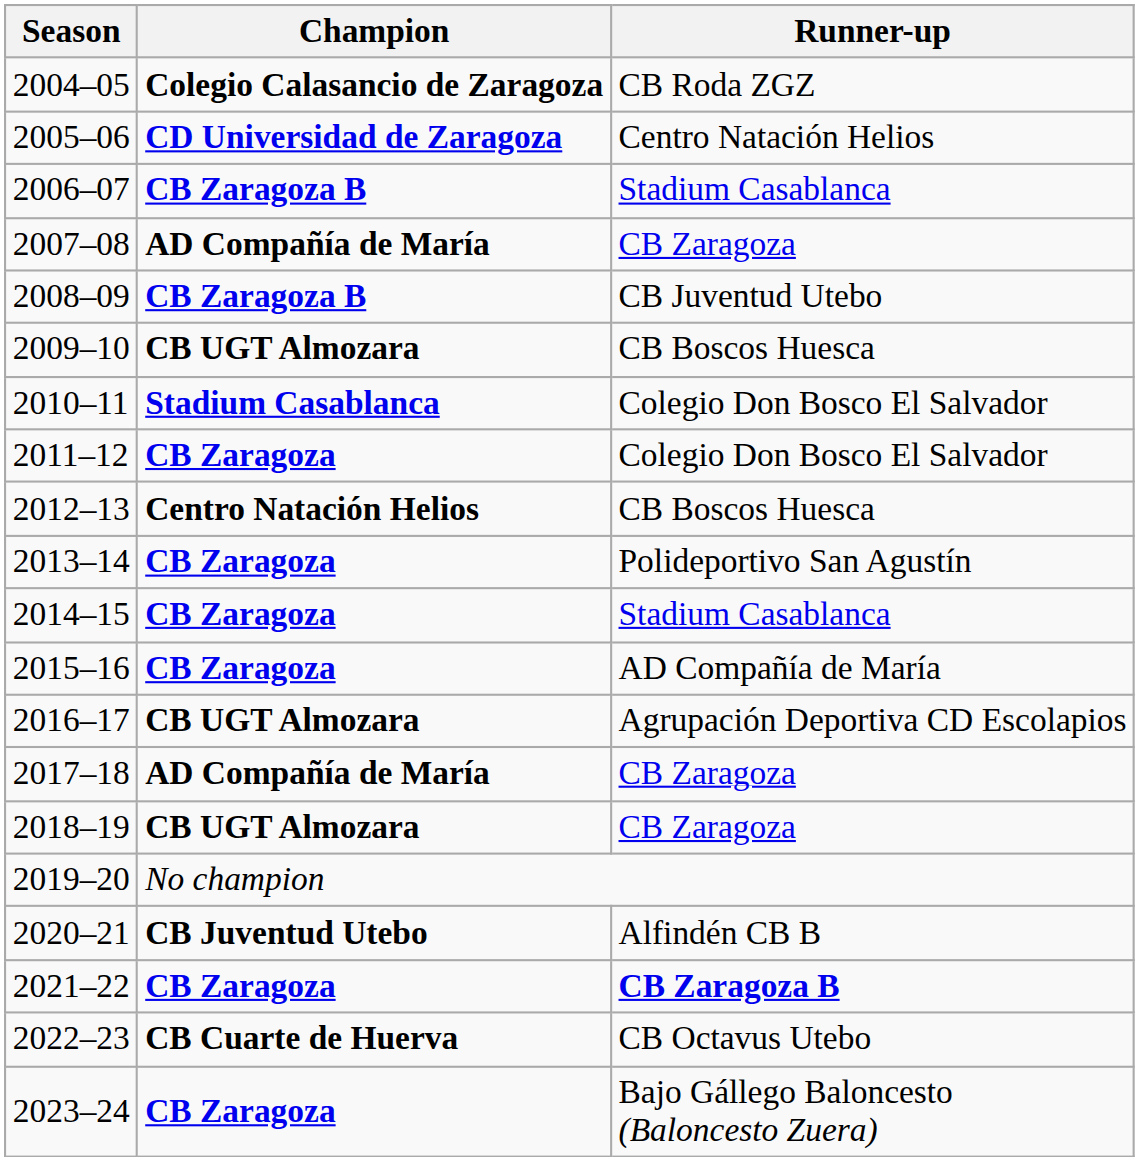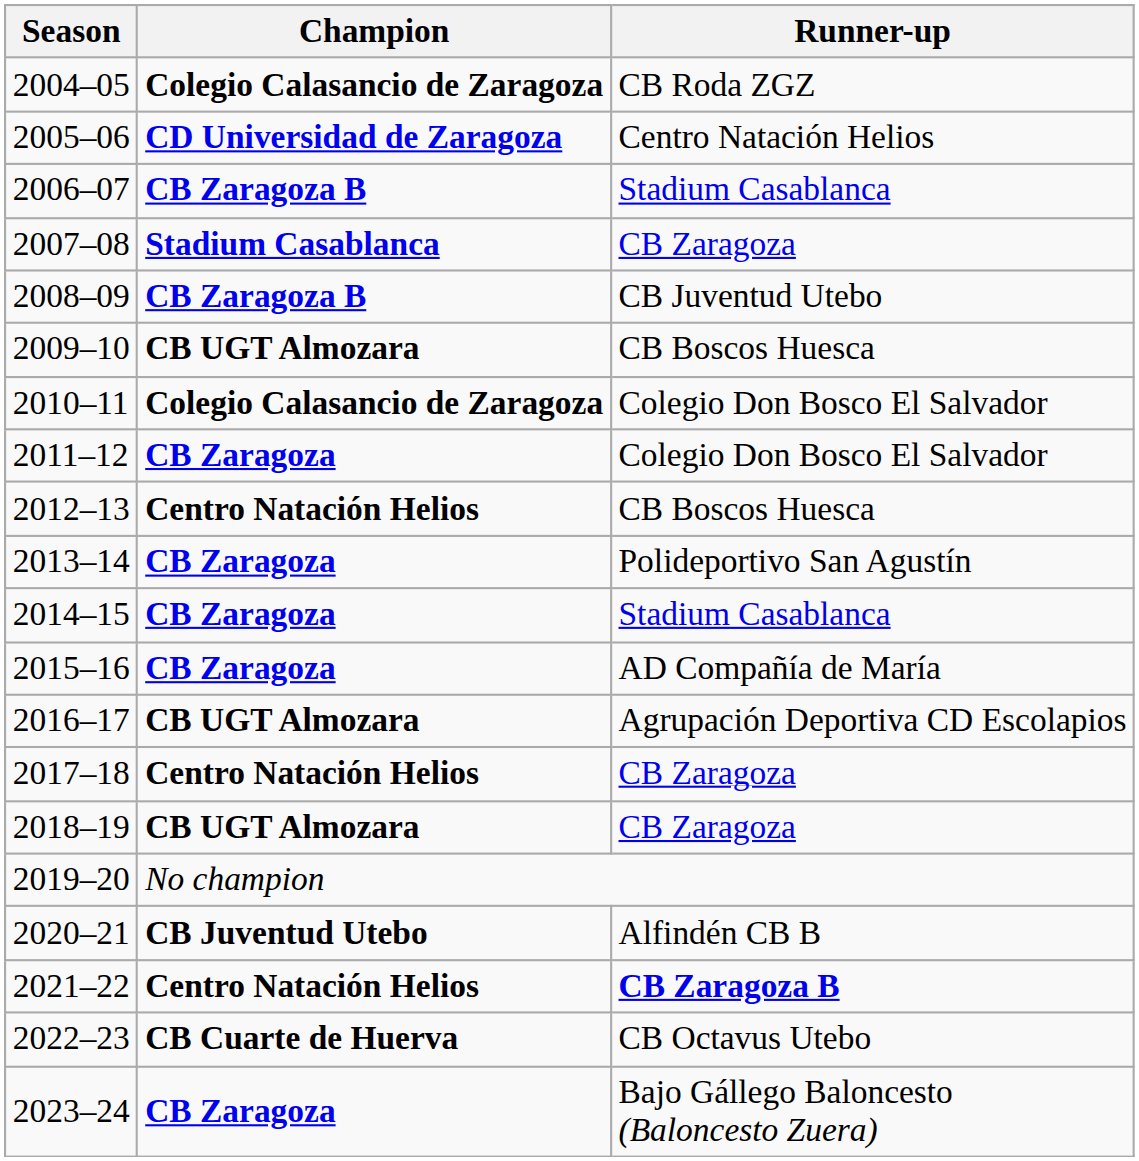(318, 243) AD Compañía de María -> (292, 243) Stadium Casablanca
(292, 402) Stadium Casablanca -> (374, 402) Colegio Calasancio de Zaragoza
(318, 773) AD Compañía de María -> (312, 773) Centro Natación Helios
(240, 985) CB Zaragoza -> (312, 985) Centro Natación Helios
